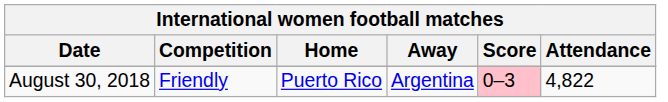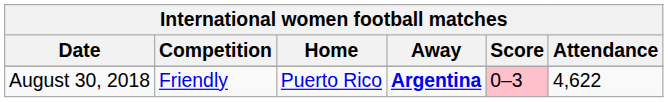(432, 81) normal -> (436, 81) bold
(570, 81) 4,822 -> (577, 81) 4,622
